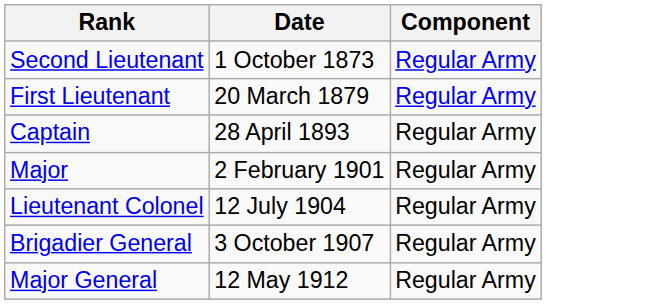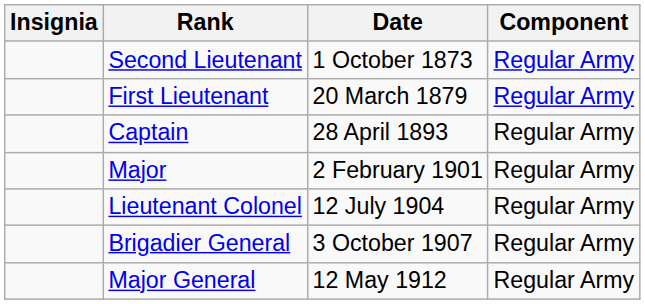+ column: (54, 22)
